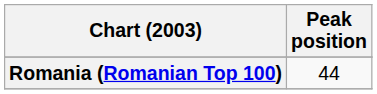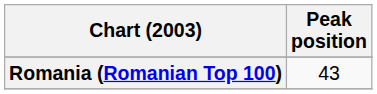(329, 72) 44 -> (329, 72) 43
